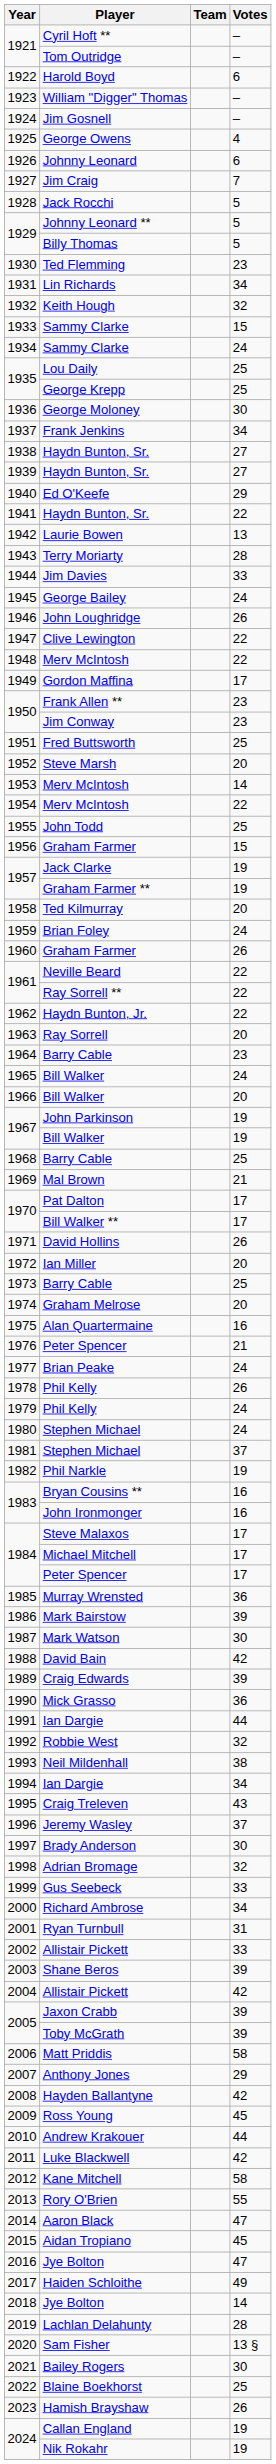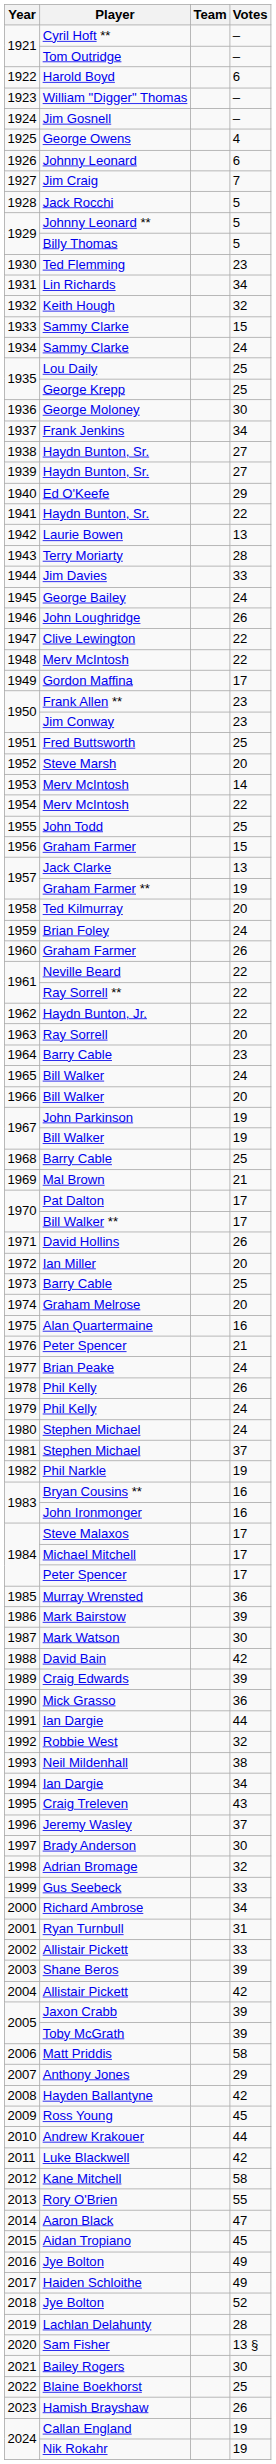(240, 868) 19 -> (240, 868) 13
(240, 2262) 47 -> (240, 2262) 49
(240, 2303) 14 -> (240, 2303) 52
